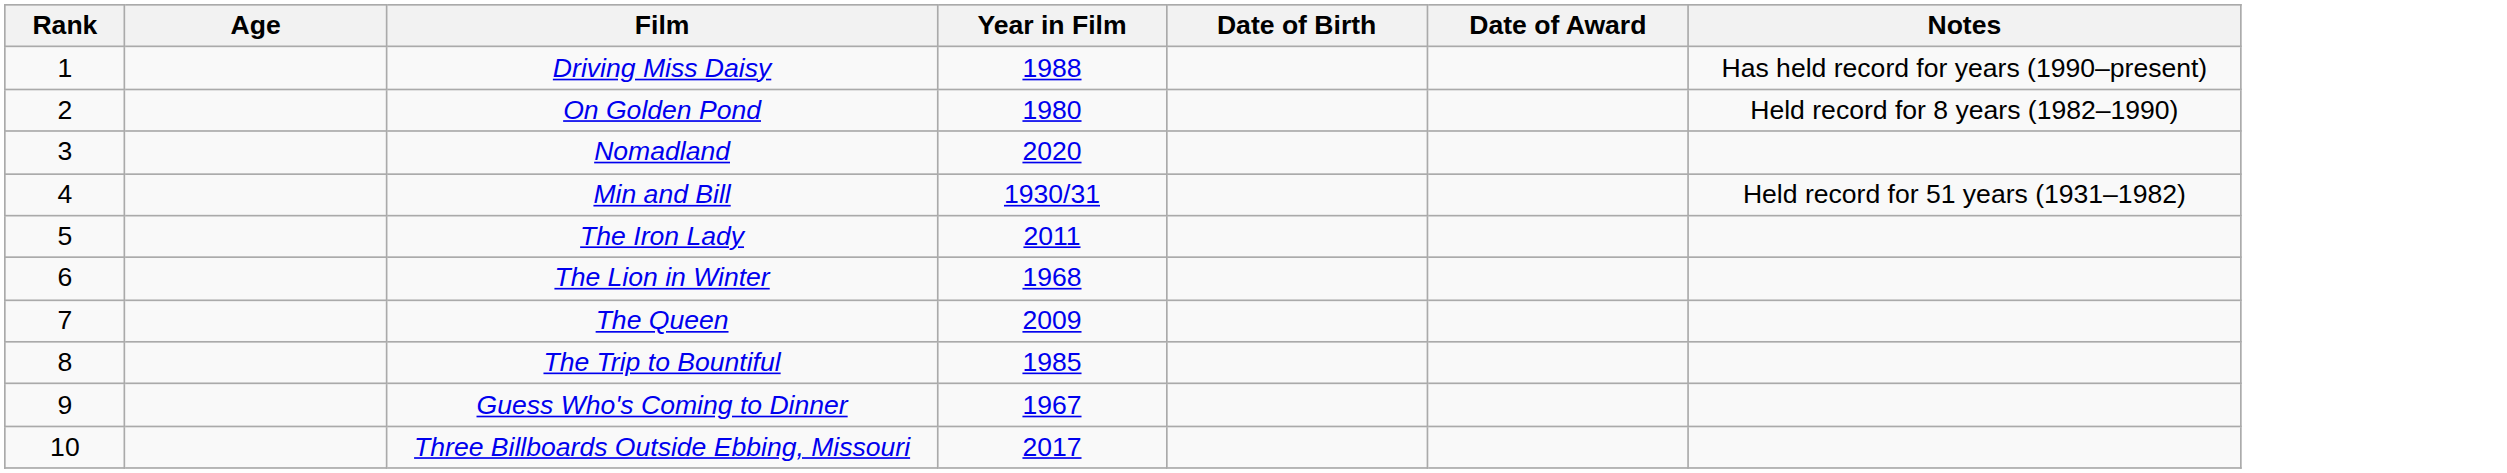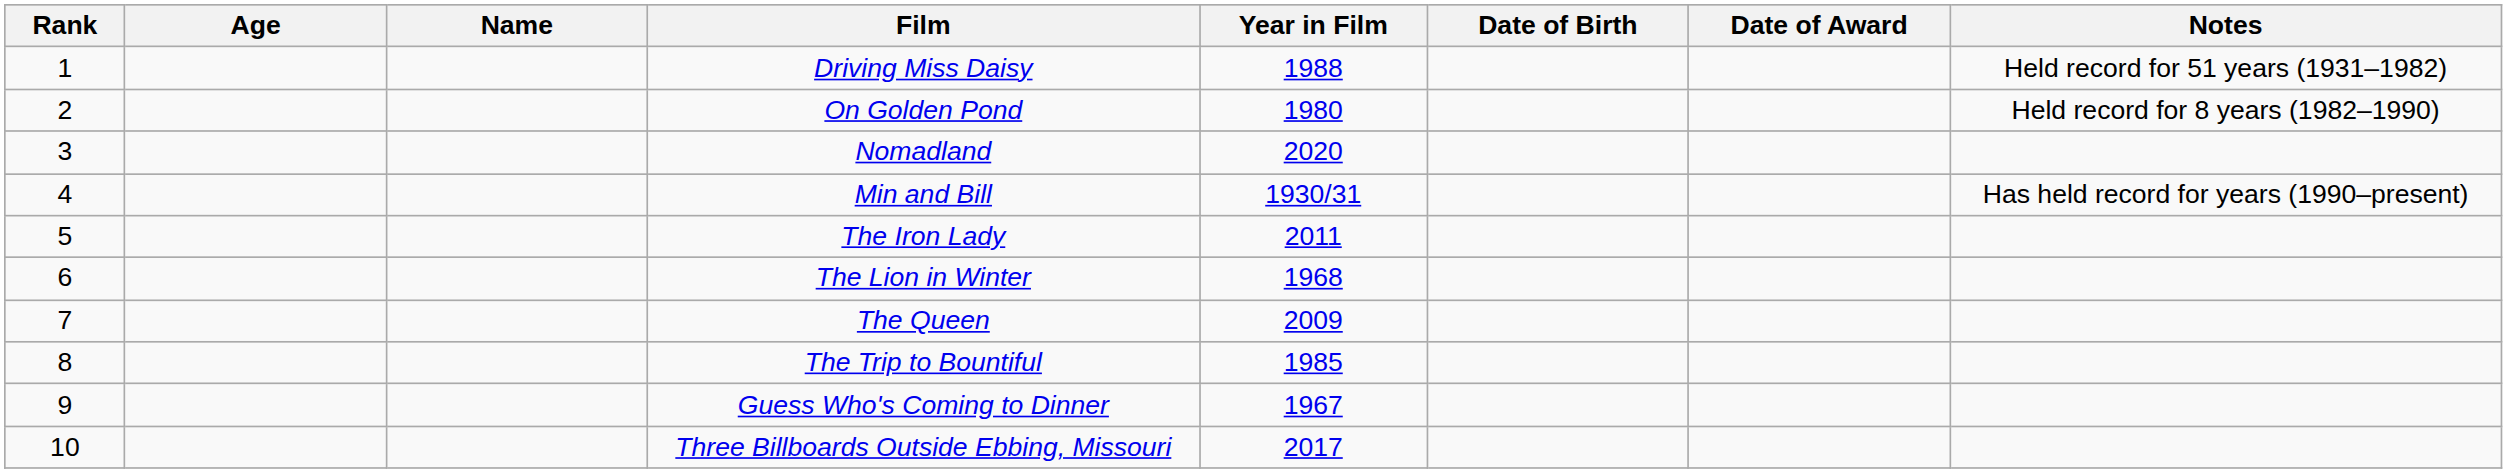+ column: (517, 25)
(1964, 67) Has held record for years (1990–present) -> (2226, 67) Held record for 51 years (1931–1982)
(1964, 194) Held record for 51 years (1931–1982) -> (2226, 194) Has held record for years (1990–present)
